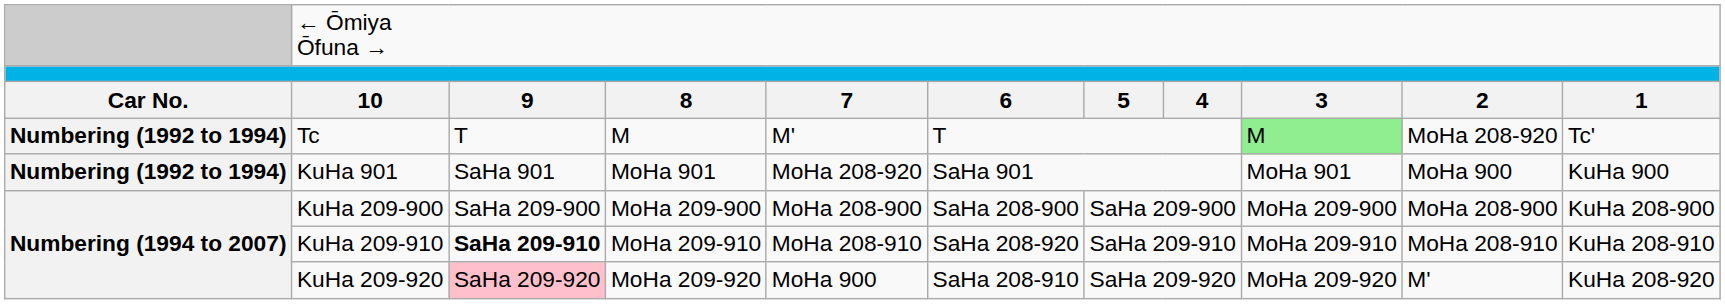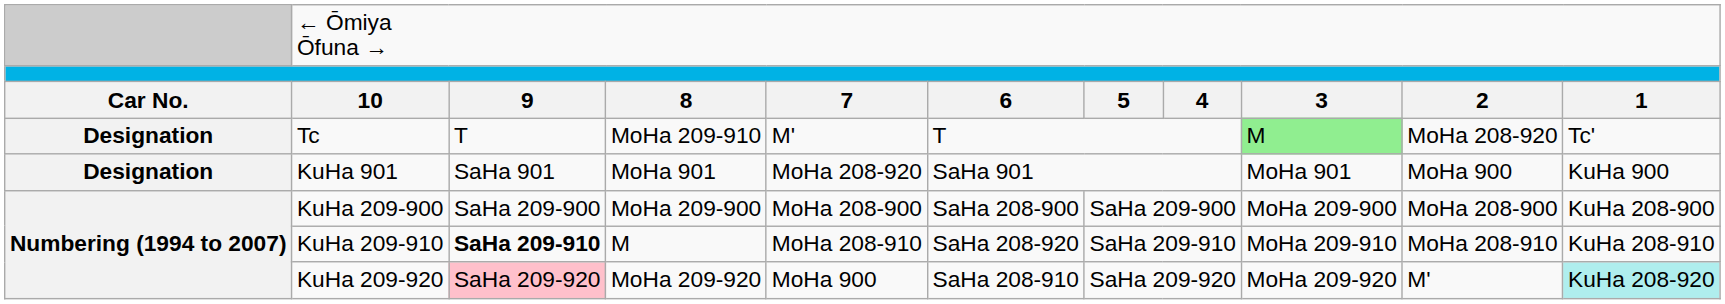(148, 135) Numbering (1992 to 1994) -> (148, 135) Designation
(620, 135) M -> (686, 135) MoHa 209-910
(148, 171) Numbering (1992 to 1994) -> (148, 171) Designation
(686, 243) MoHa 209-910 -> (620, 243) M
(1641, 279) no background -> (1641, 279) paleturquoise background
